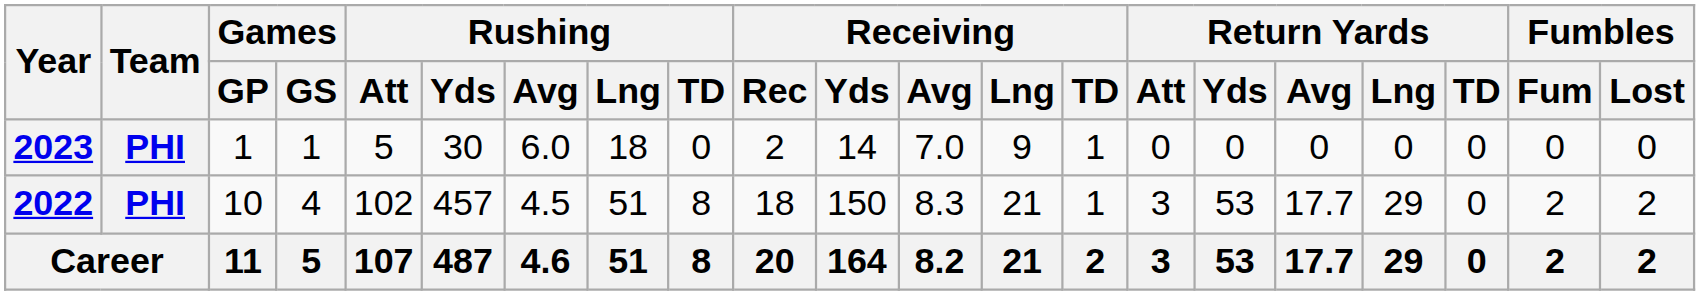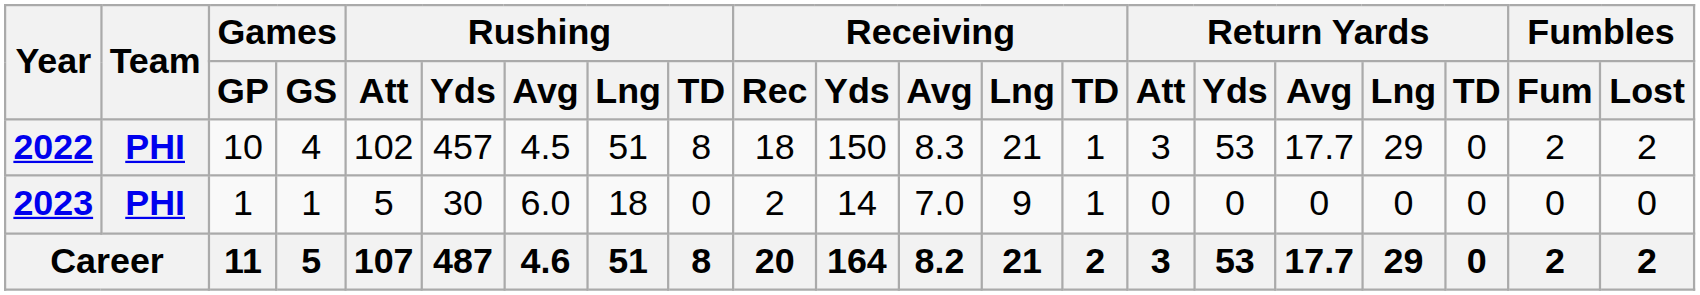rows swapped: (53, 203) <-> (53, 146)
